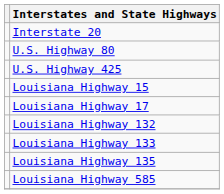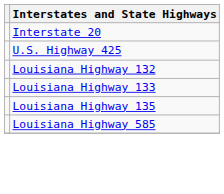- row: (64, 51)
- row: (81, 87)
- row: (81, 106)
